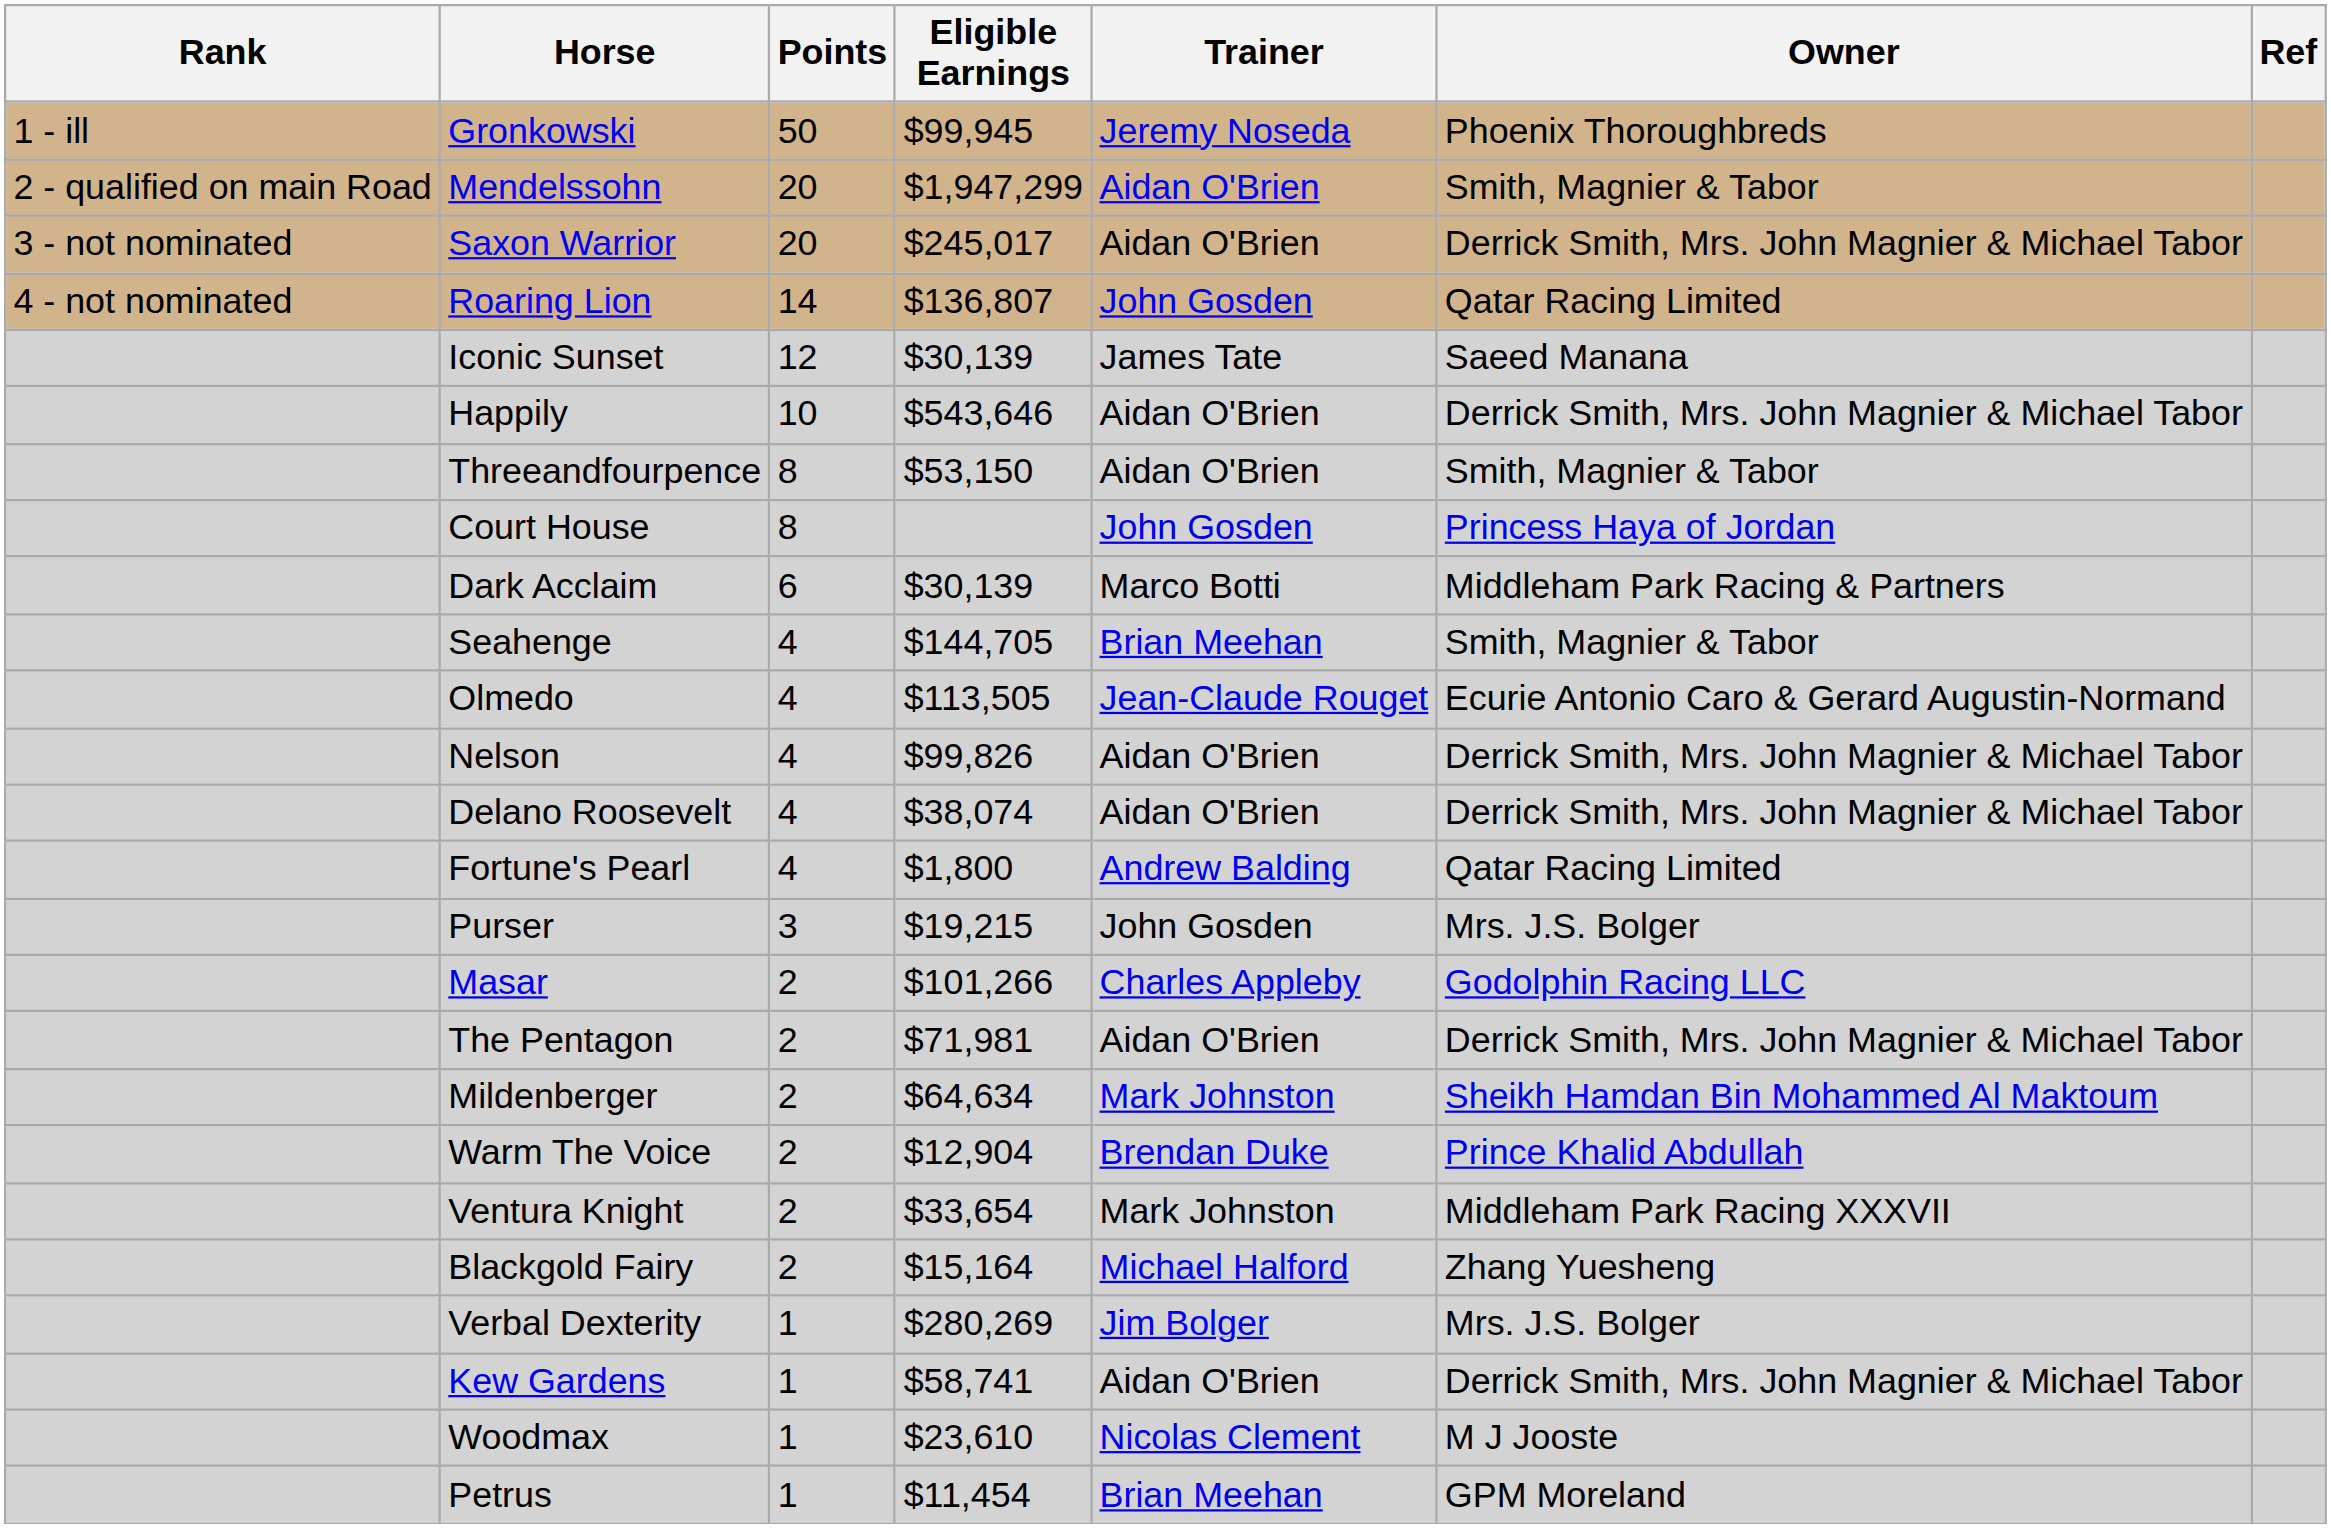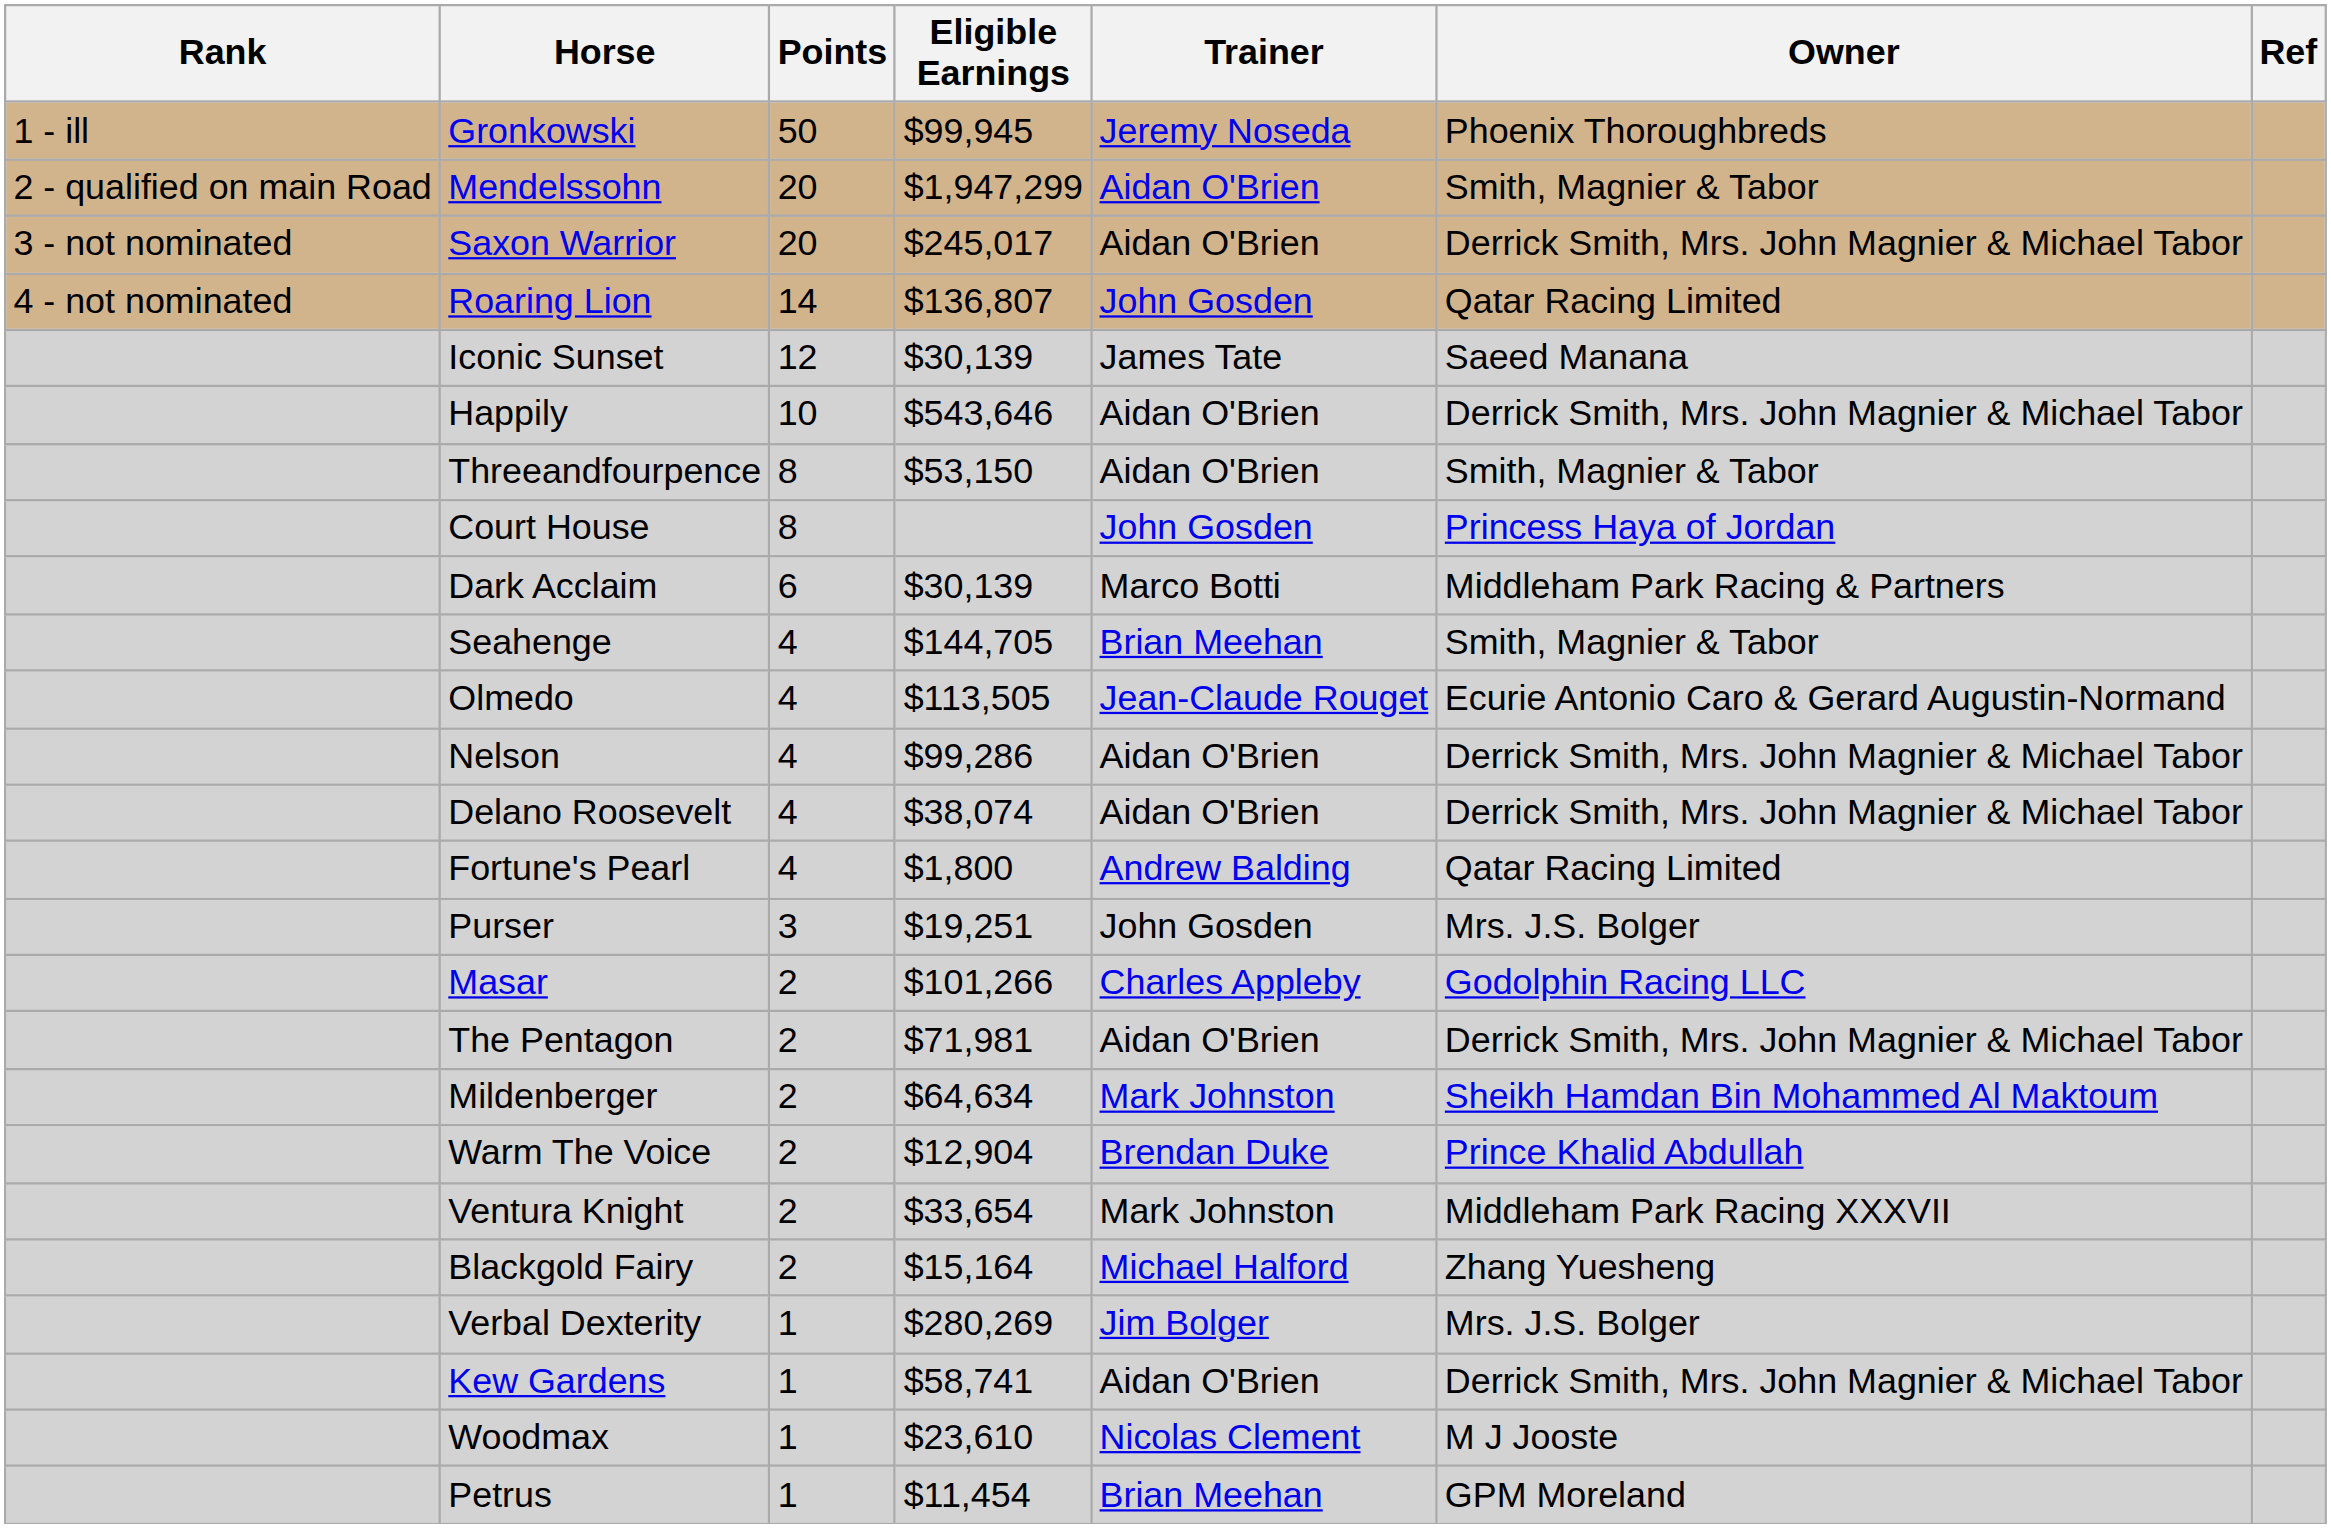(968, 755) $99,826 -> (968, 755) $99,286
(968, 925) $19,215 -> (968, 925) $19,251
